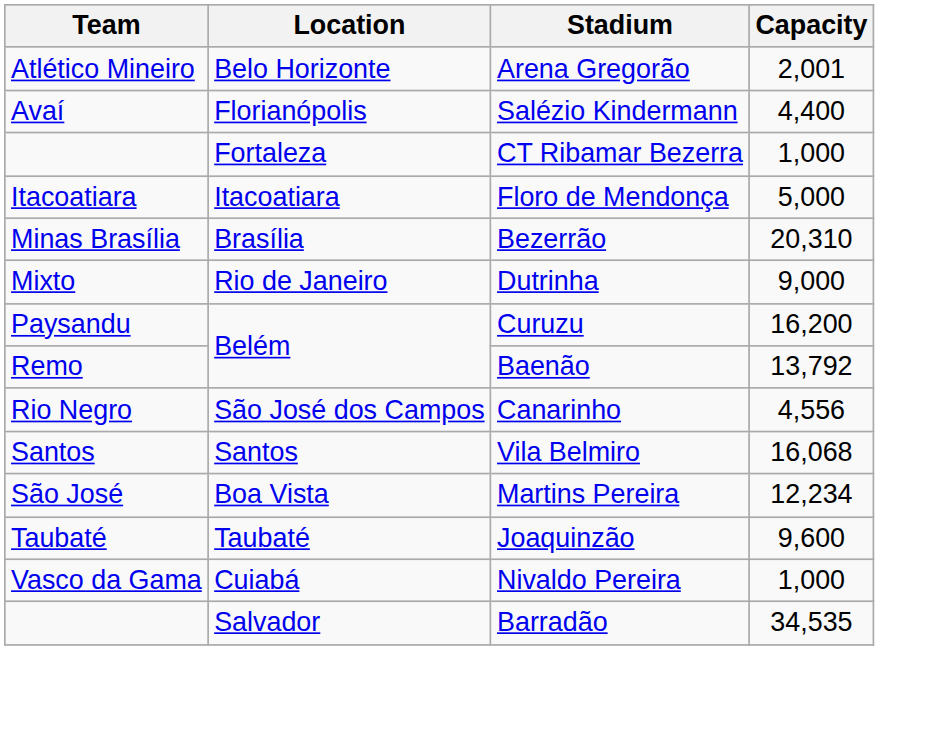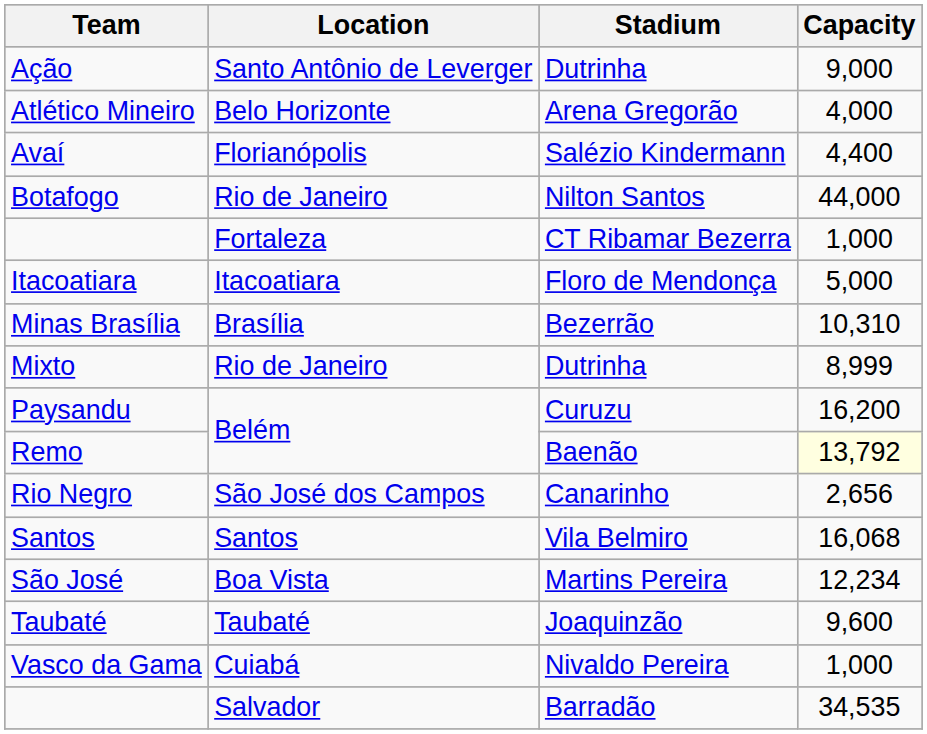+ row: (42, 68)
(811, 68) 2,001 -> (859, 111) 4,000
+ row: (65, 196)
(811, 238) 20,310 -> (859, 324) 10,310
(811, 281) 9,000 -> (859, 366) 8,999
(811, 366) no background -> (859, 452) lightyellow background
(811, 409) 4,556 -> (859, 494) 2,656
